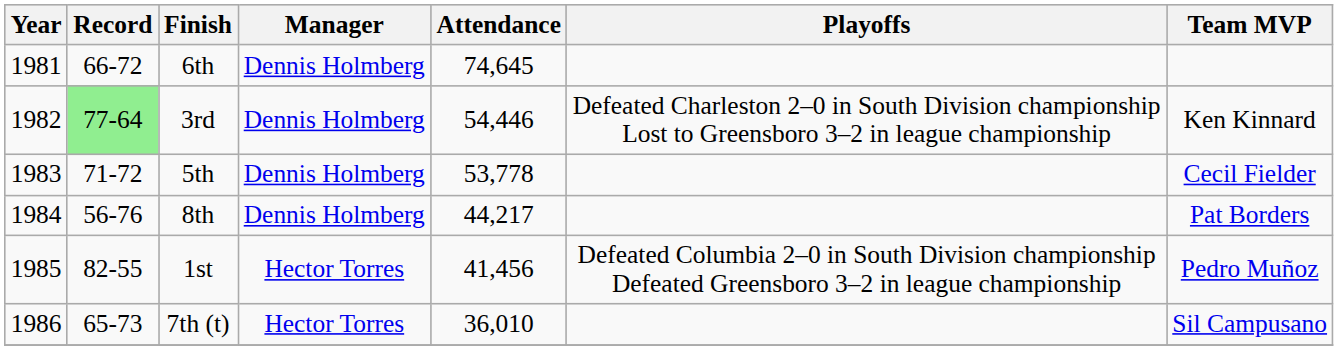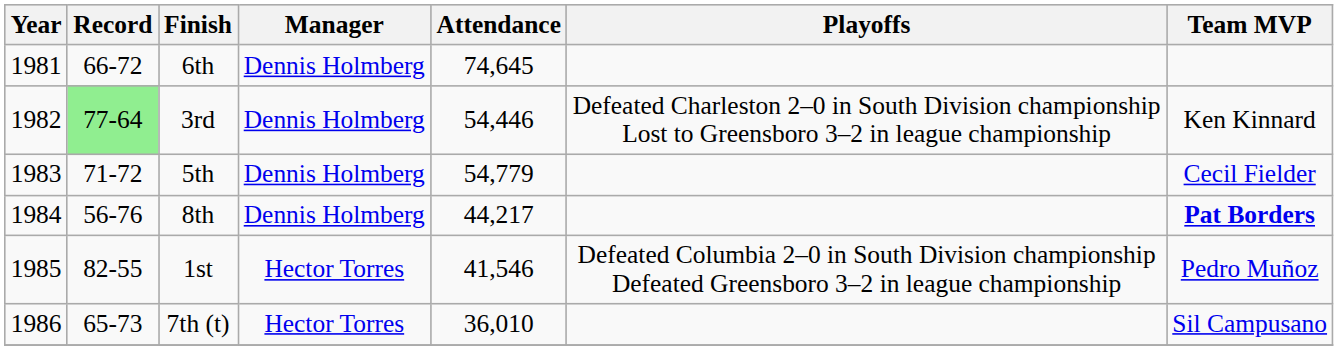(499, 174) 53,778 -> (499, 174) 54,779
(1250, 214) normal -> (1250, 214) bold
(499, 269) 41,456 -> (499, 269) 41,546
